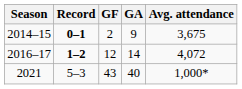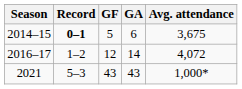(110, 34) 2 -> (110, 34) 5
(134, 34) 9 -> (134, 34) 6
(76, 53) bold -> (76, 53) normal
(134, 73) 40 -> (134, 73) 43
